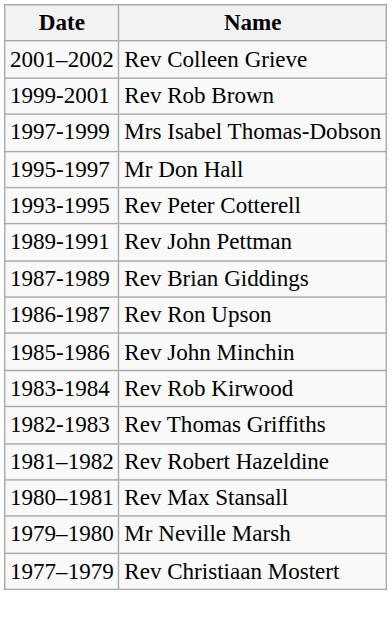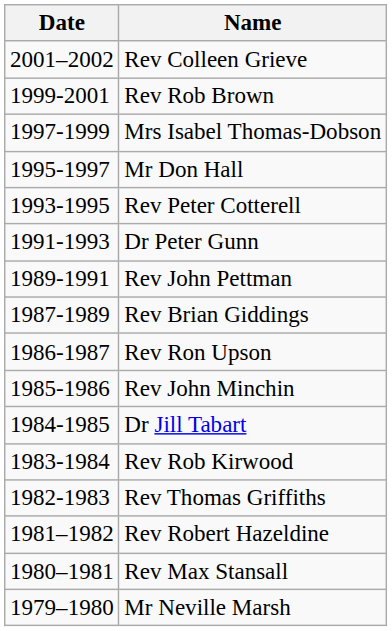+ row: (192, 242)
+ row: (185, 424)
- row: (232, 570)
